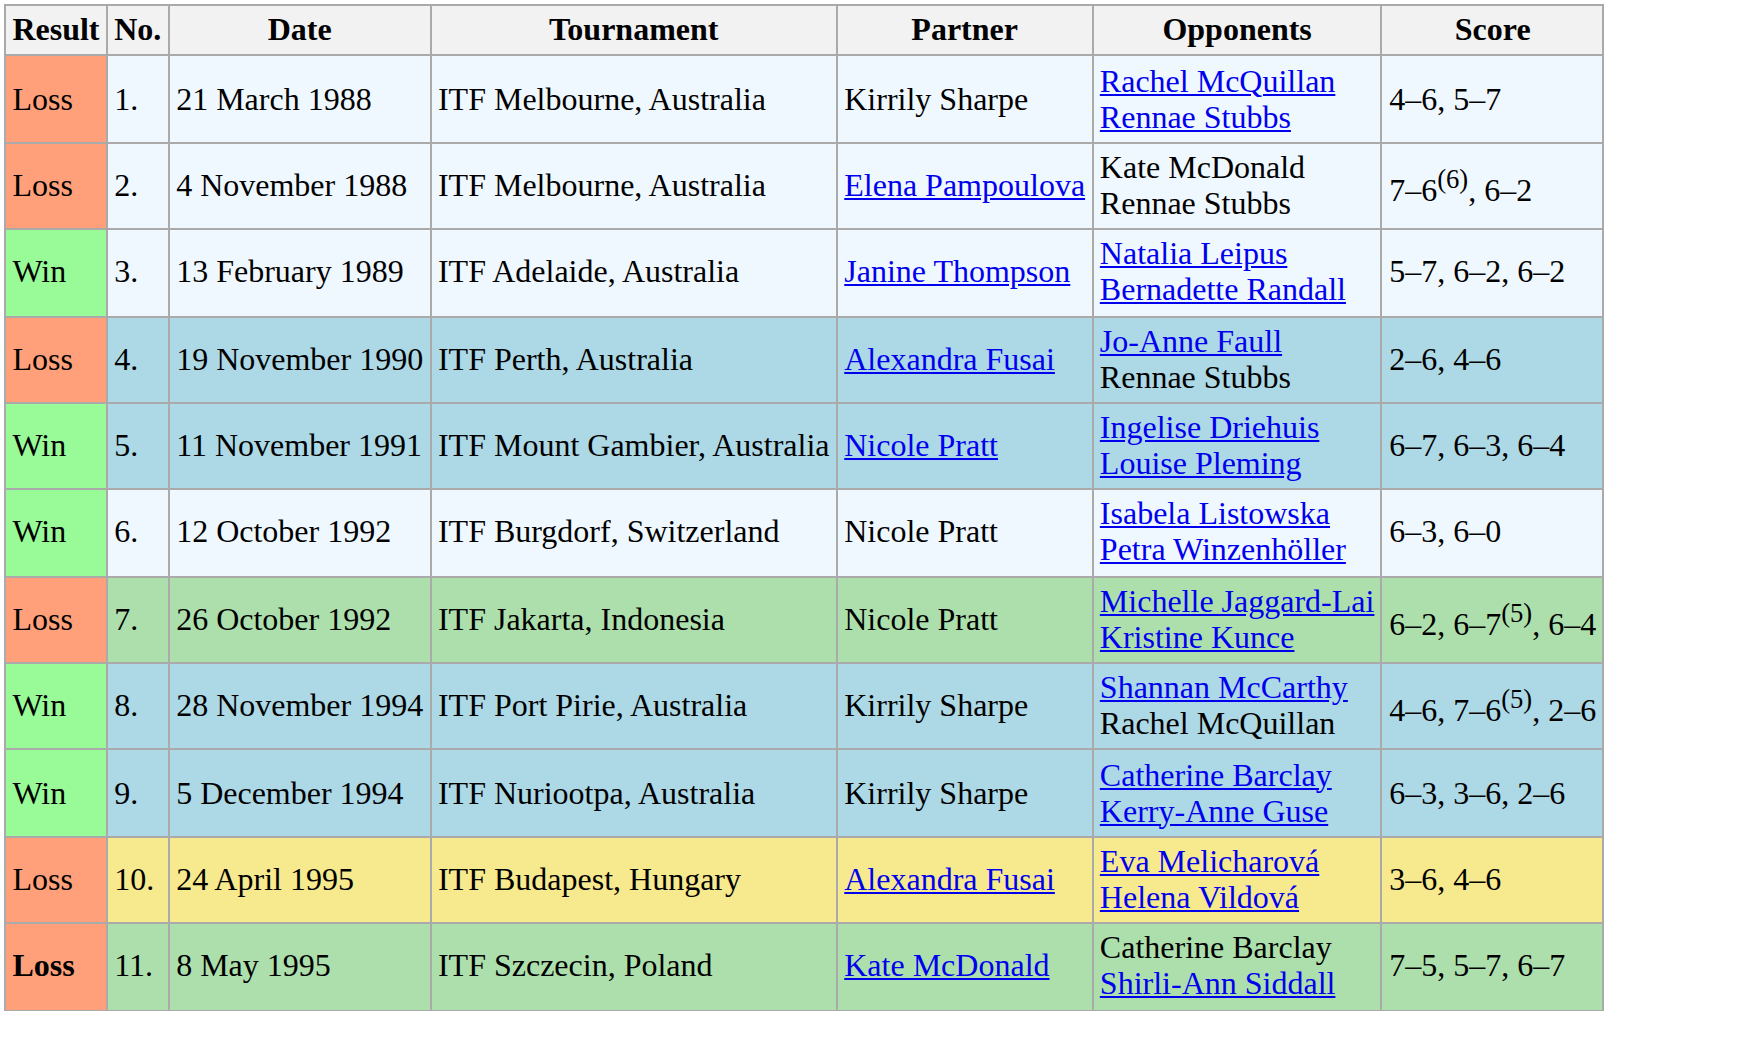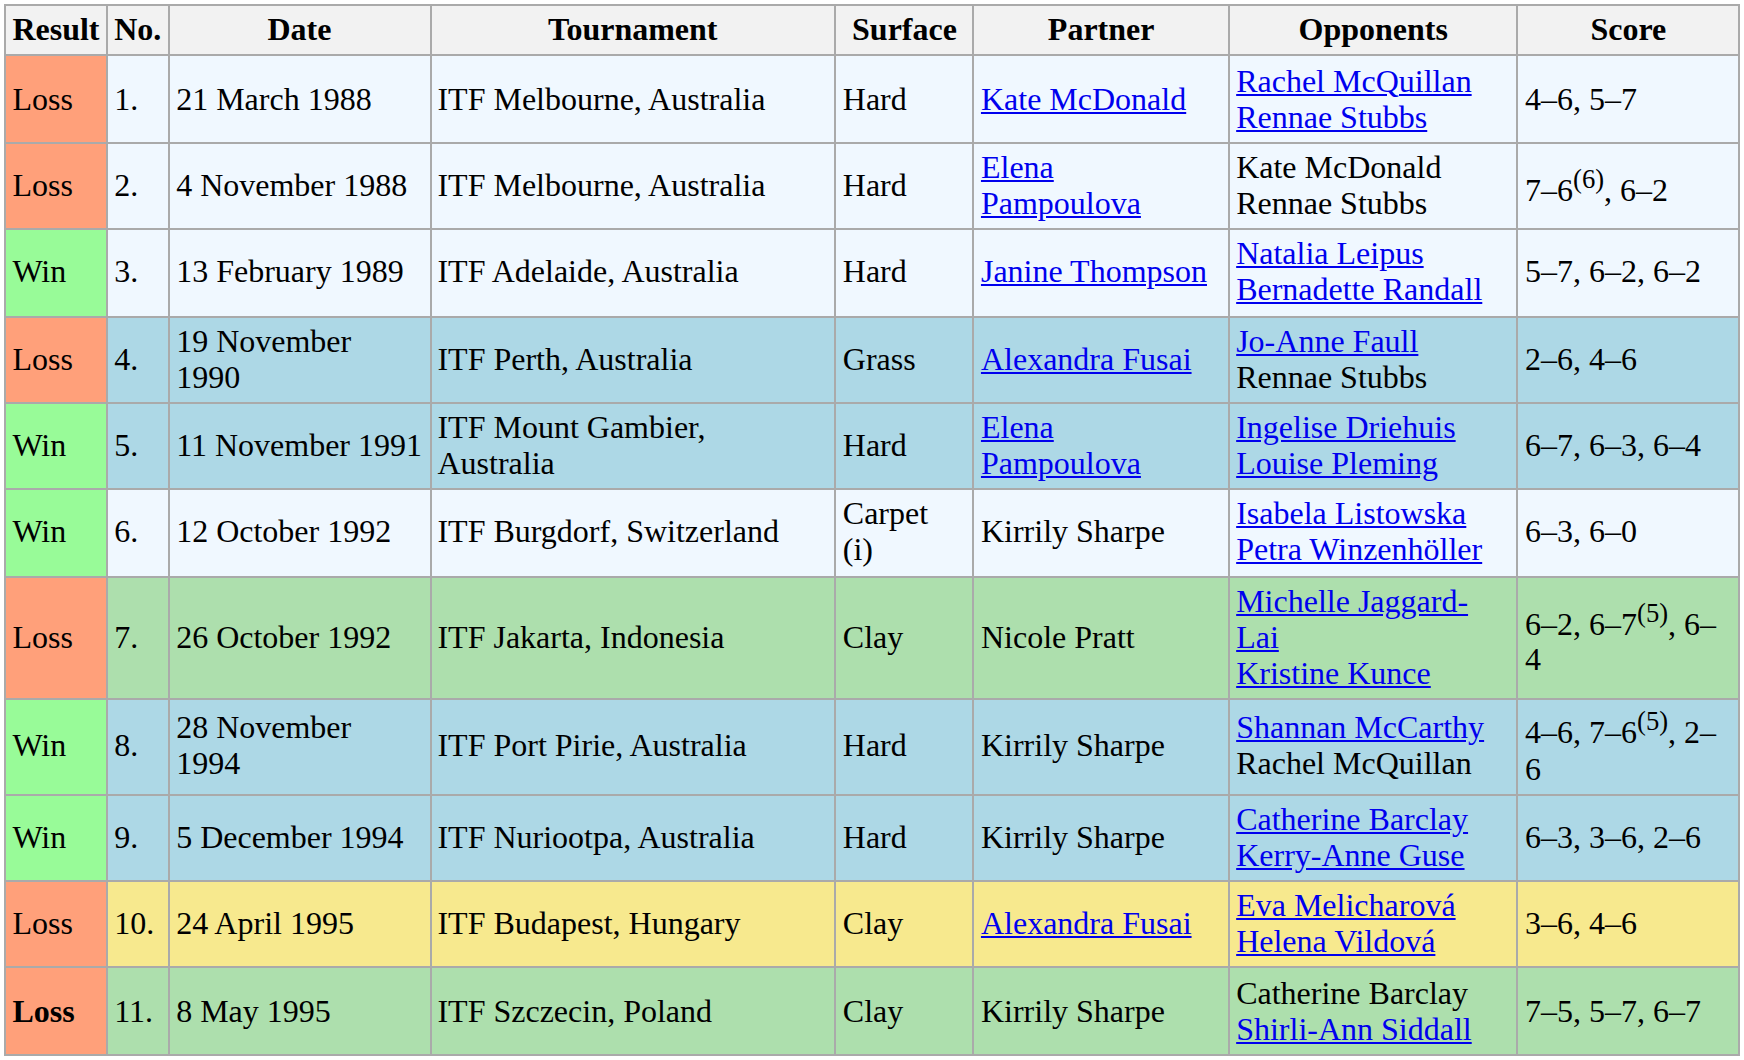+ column: (904, 29)
(936, 98) Kirrily Sharpe -> (1084, 98) Kate McDonald
(921, 445) Nicole Pratt -> (1061, 445) Elena Pampoulova
(921, 532) Nicole Pratt -> (1073, 532) Kirrily Sharpe
(947, 966) Kate McDonald -> (1073, 1010) Kirrily Sharpe
